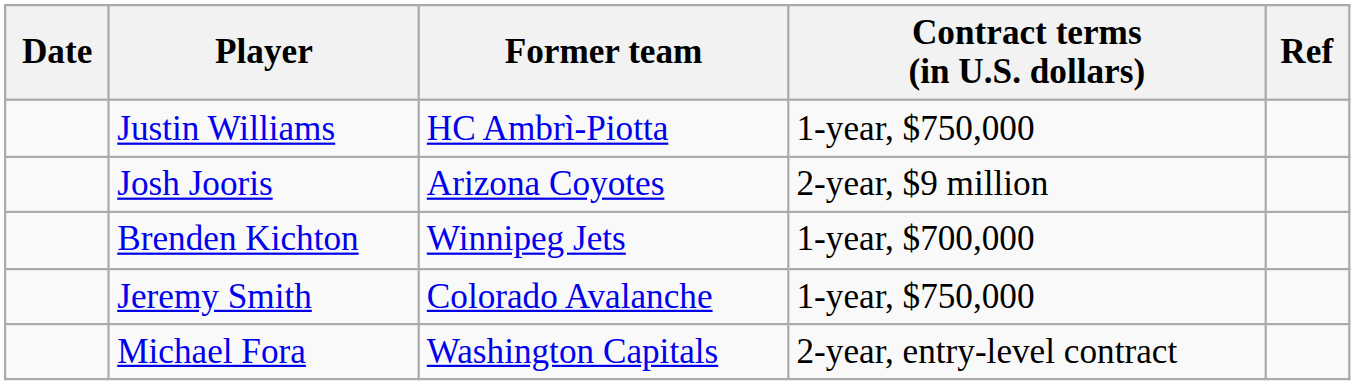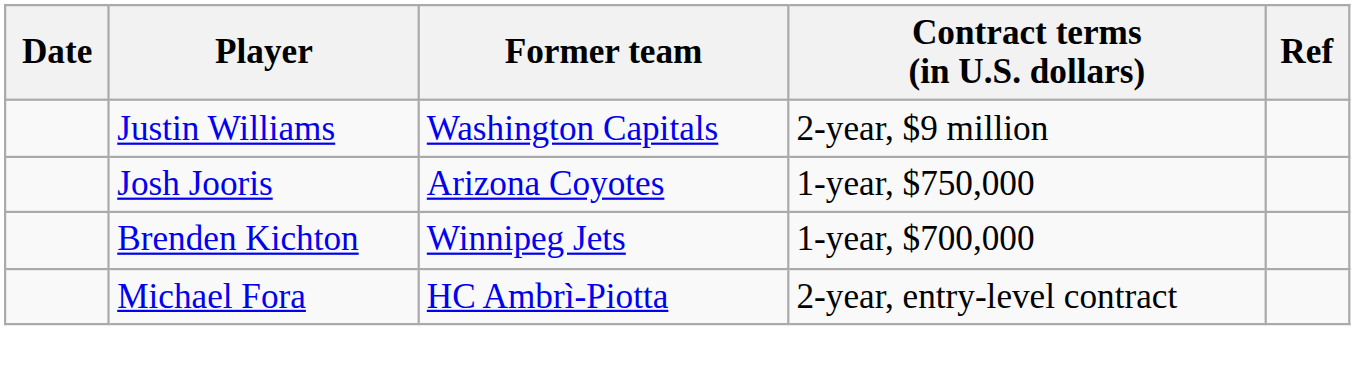(548, 127) HC Ambrì-Piotta -> (573, 127) Washington Capitals
(916, 127) 1-year, $750,000 -> (922, 127) 2-year, $9 million
(922, 183) 2-year, $9 million -> (916, 183) 1-year, $750,000
- row: (215, 295)
(573, 351) Washington Capitals -> (548, 295) HC Ambrì-Piotta
